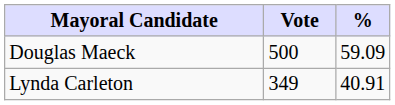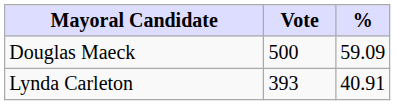(283, 83) 349 -> (283, 83) 393
